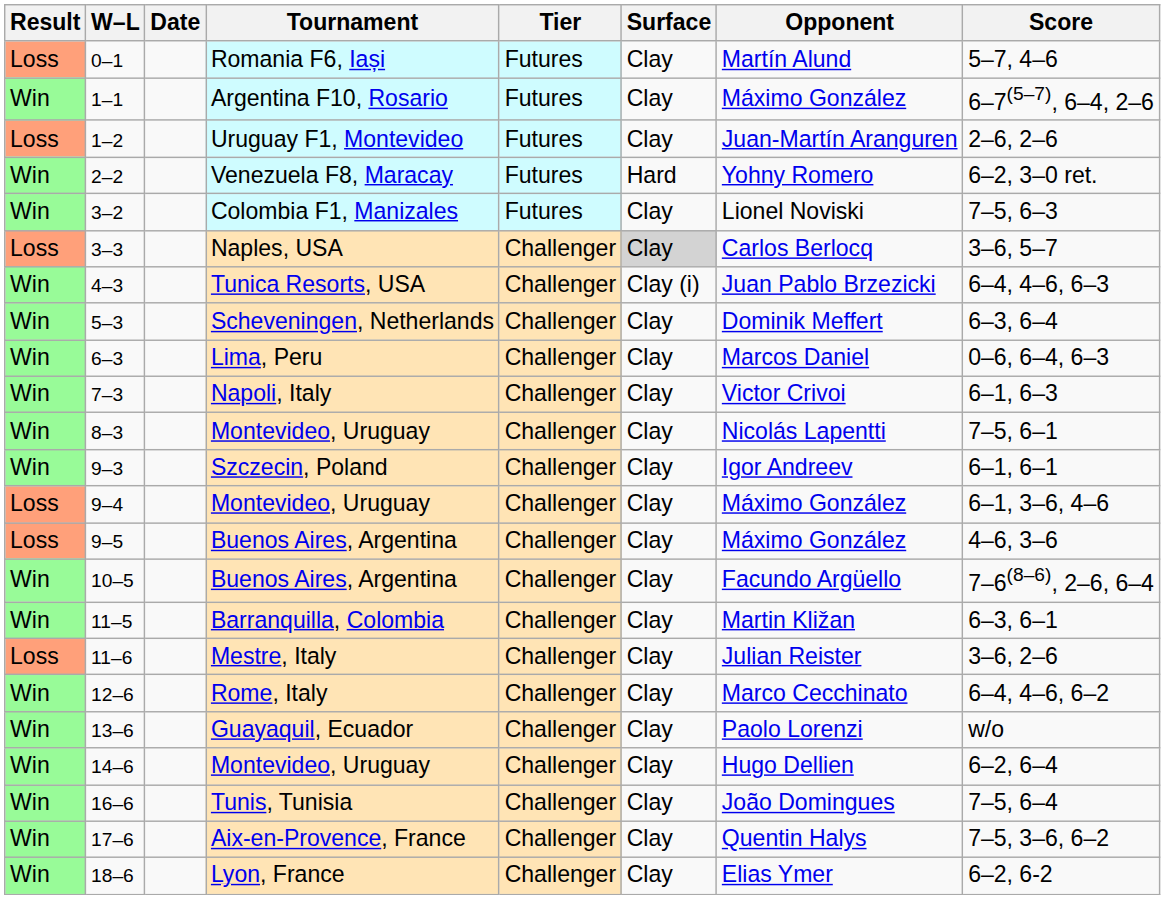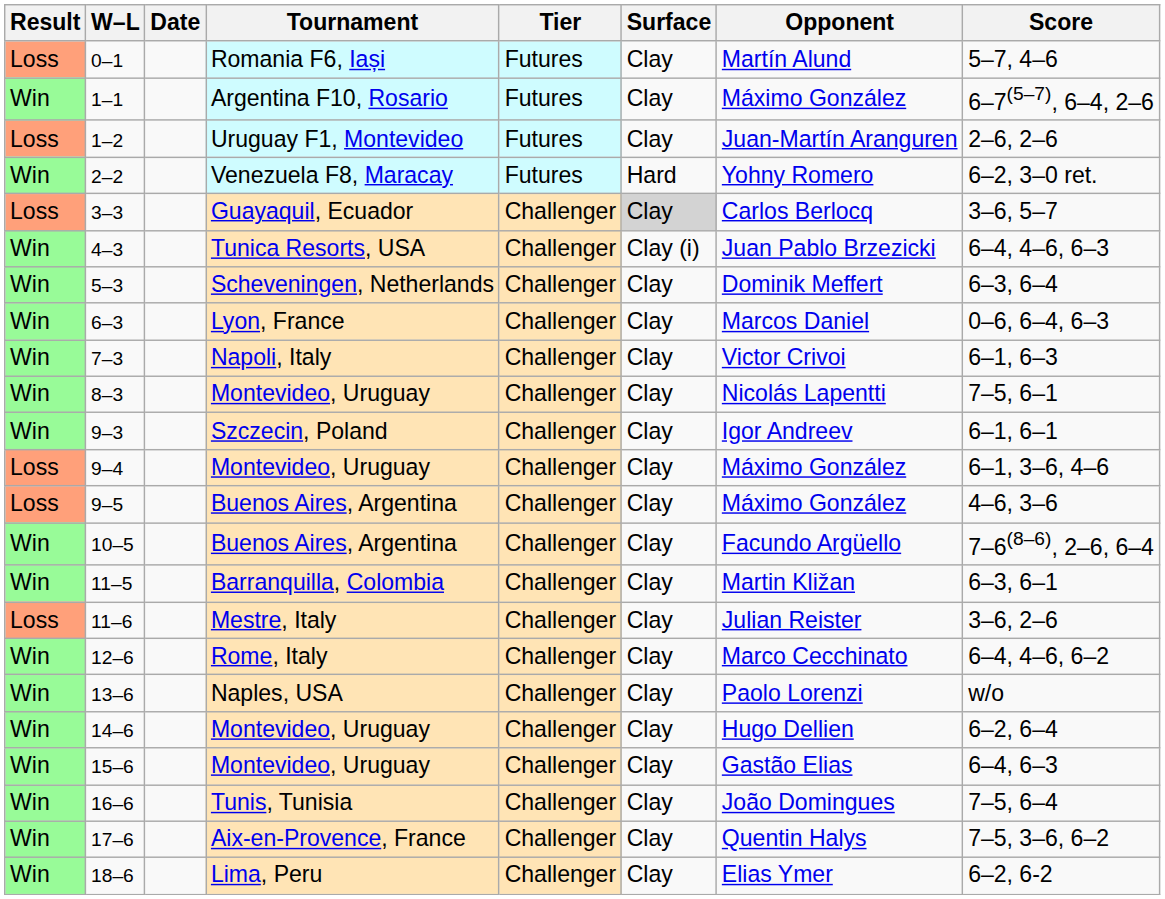- row: (107, 213)
(277, 248) Naples, USA -> (312, 211) Guayaquil, Ecuador
(267, 357) Lima, Peru -> (278, 321) Lyon, France
(312, 729) Guayaquil, Ecuador -> (277, 692) Naples, USA
+ row: (112, 767)
(278, 875) Lyon, France -> (267, 875) Lima, Peru
